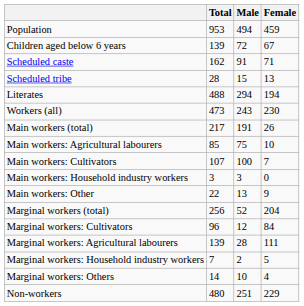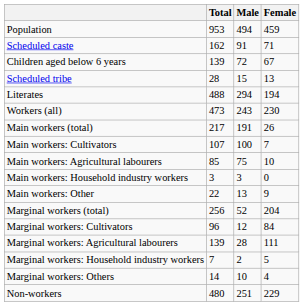rows swapped: (66, 45) <-> (40, 62)
rows swapped: (62, 161) <-> (84, 144)
